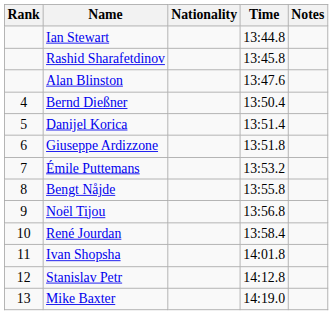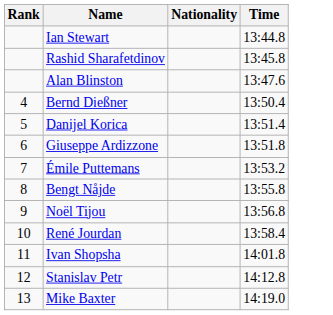- column: (308, 15)
